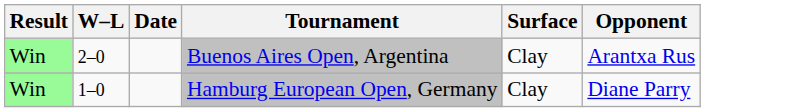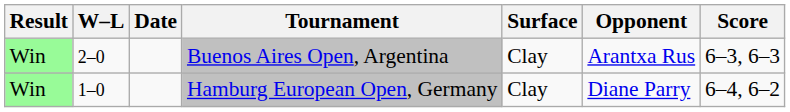+ column: (743, 21)
